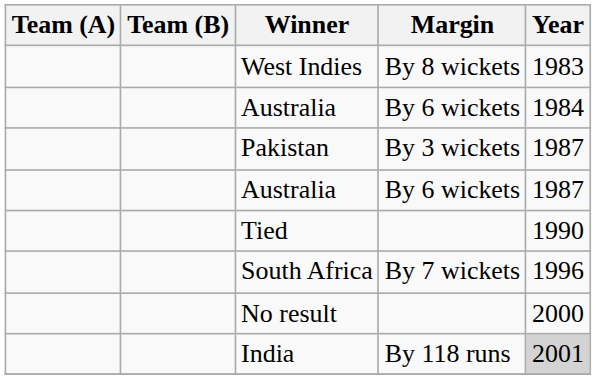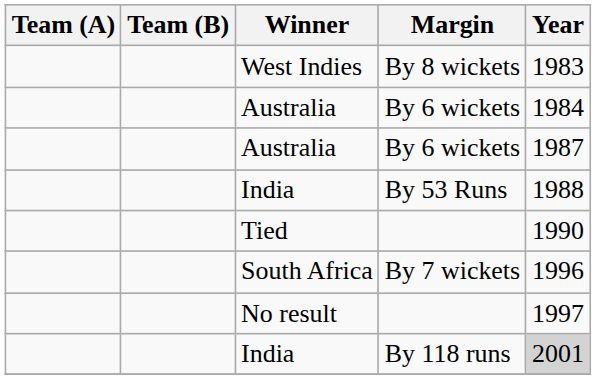- row: (285, 148)
+ row: (268, 189)
(558, 312) 2000 -> (558, 312) 1997
